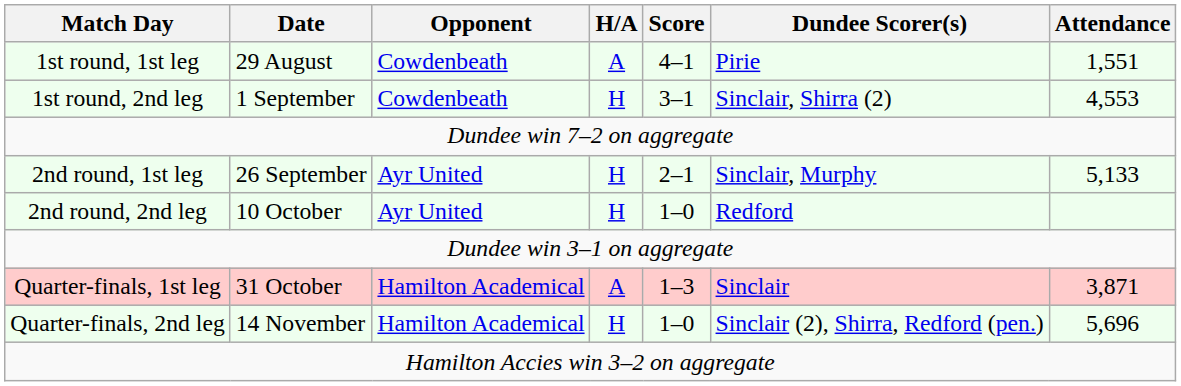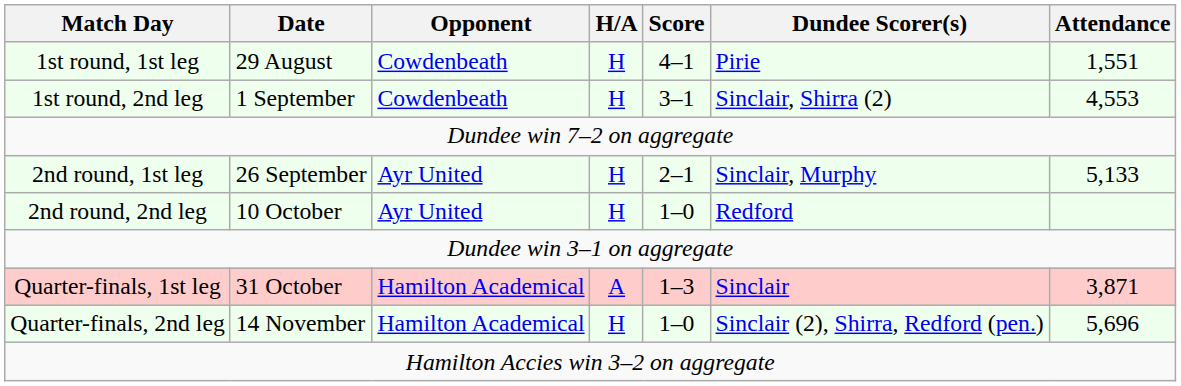(617, 60) A -> (617, 60) H
